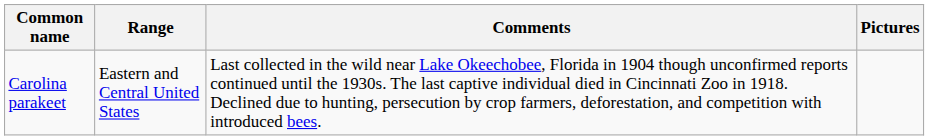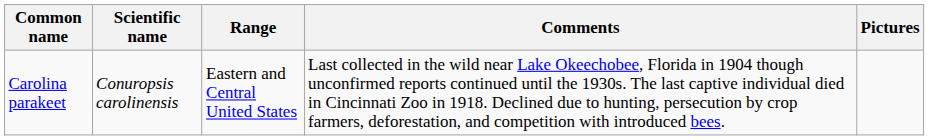+ column: (147, 27)
